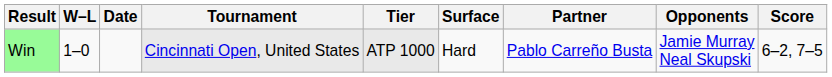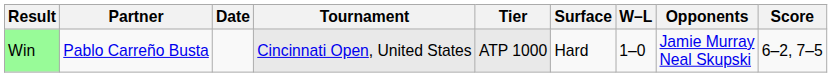columns swapped: (80, 16) <-> (580, 16)
